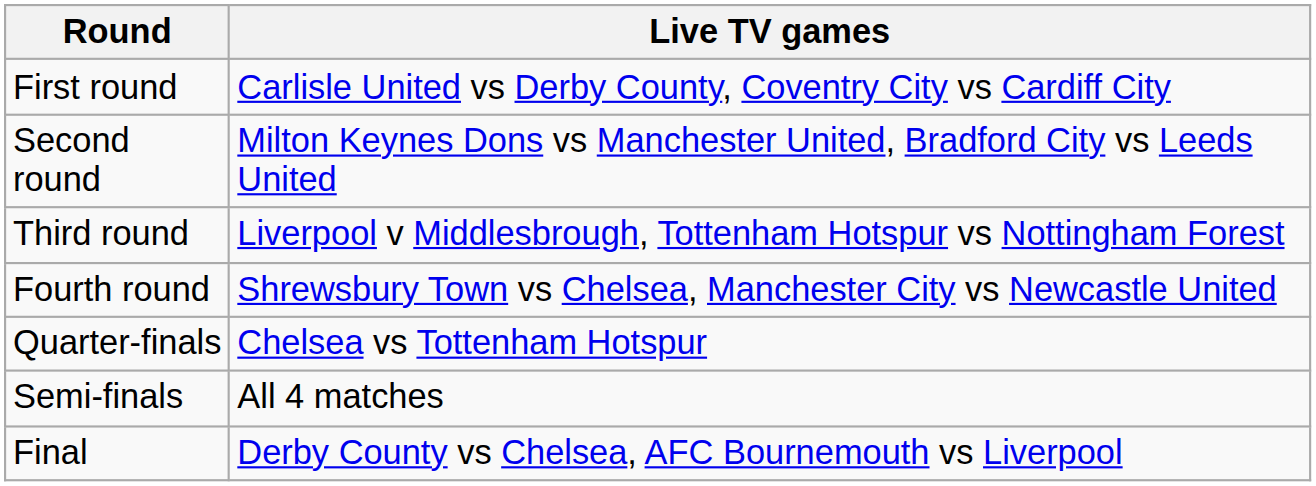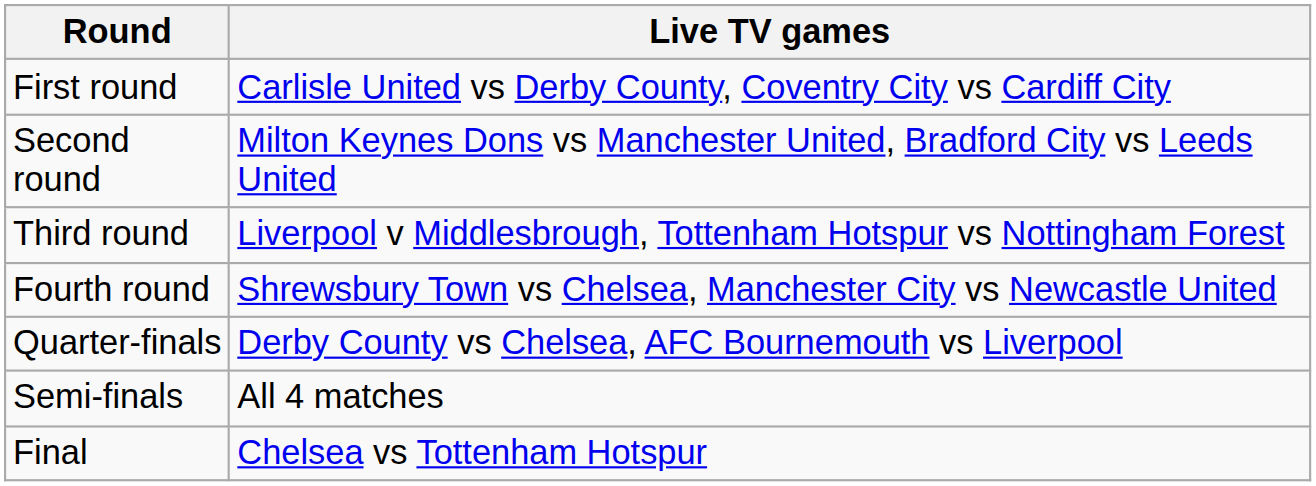(472, 343) Chelsea vs Tottenham Hotspur -> (680, 343) Derby County vs Chelsea, AFC Bournemouth vs Liverpool
(680, 452) Derby County vs Chelsea, AFC Bournemouth vs Liverpool -> (472, 452) Chelsea vs Tottenham Hotspur
